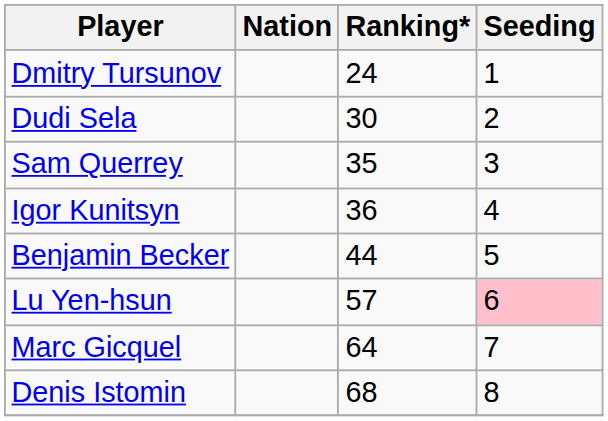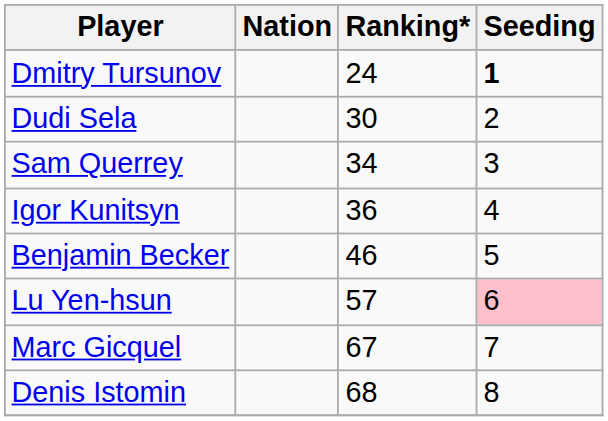(492, 73) normal -> (492, 73) bold
(361, 164) 35 -> (361, 164) 34
(361, 255) 44 -> (361, 255) 46
(361, 347) 64 -> (361, 347) 67
